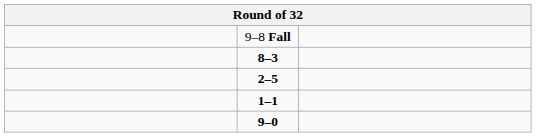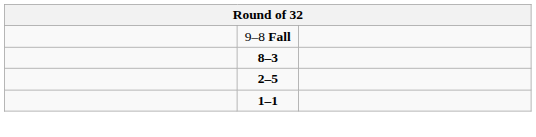- row: (268, 121)
